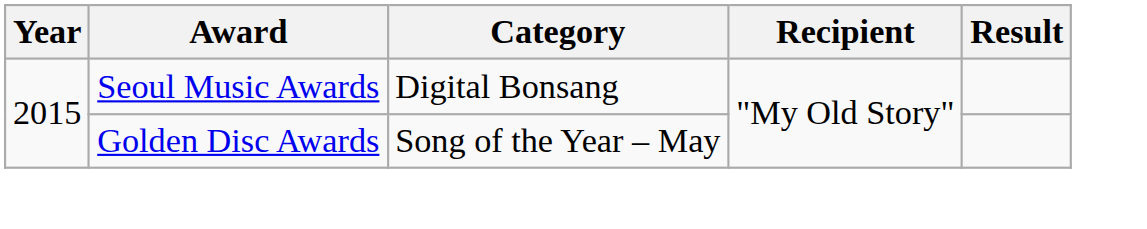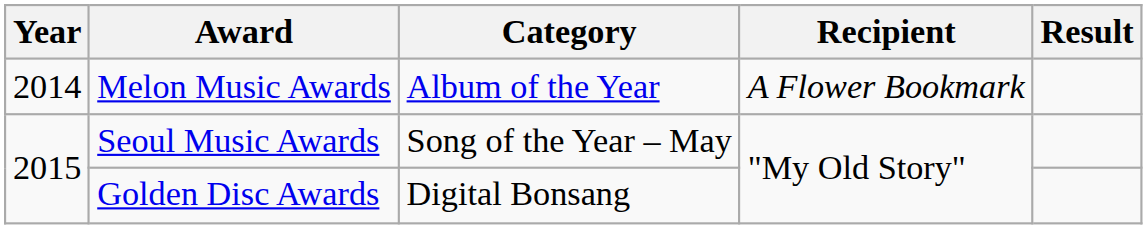+ row: (244, 85)
(507, 85) Digital Bonsang -> (569, 140) Song of the Year – May
(558, 140) Song of the Year – May -> (518, 194) Digital Bonsang
